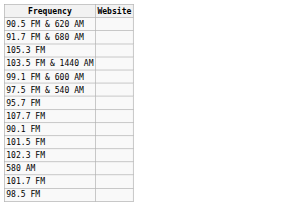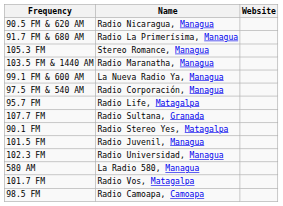+ column: (168, 11)
